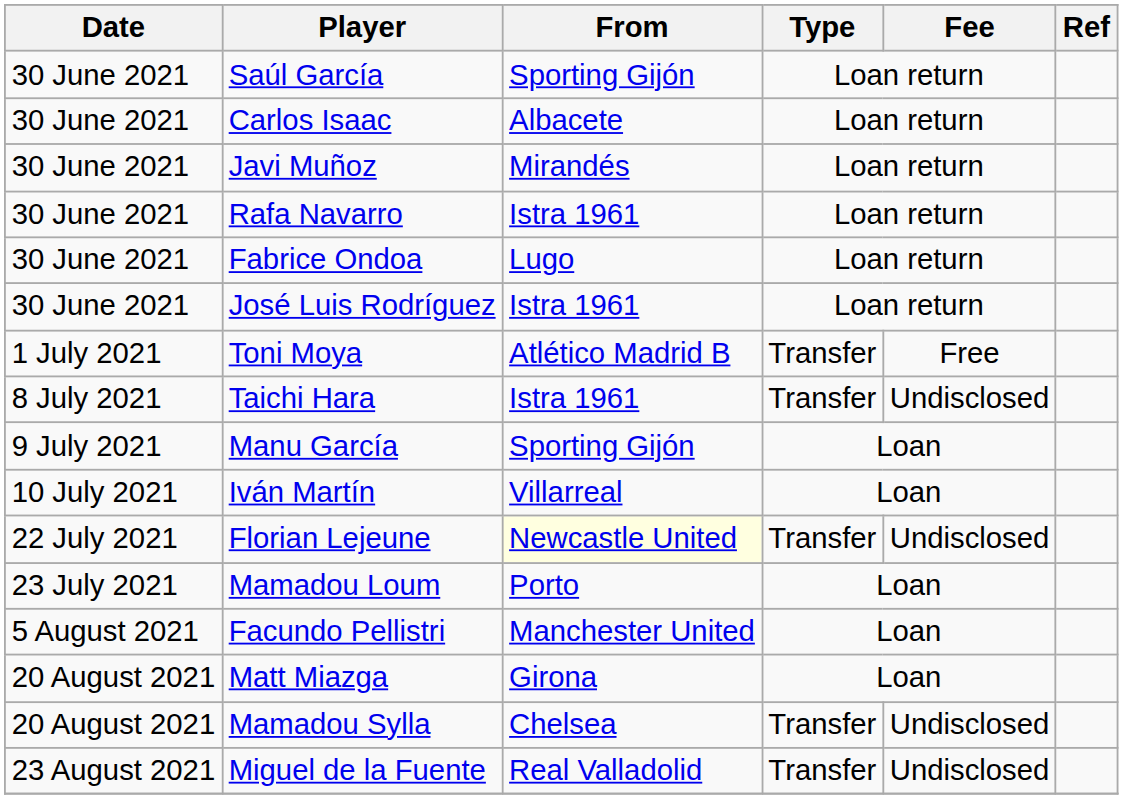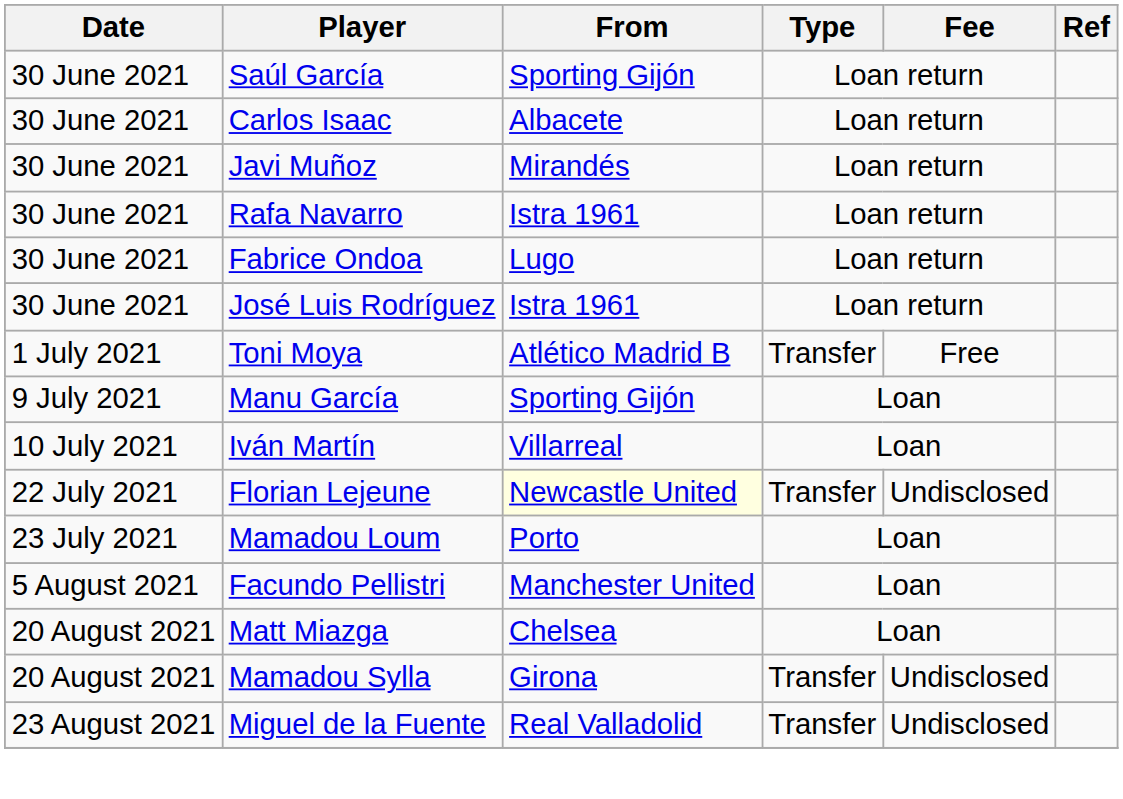- row: (302, 399)
(553, 677) Girona -> (563, 631) Chelsea
(563, 724) Chelsea -> (553, 677) Girona
